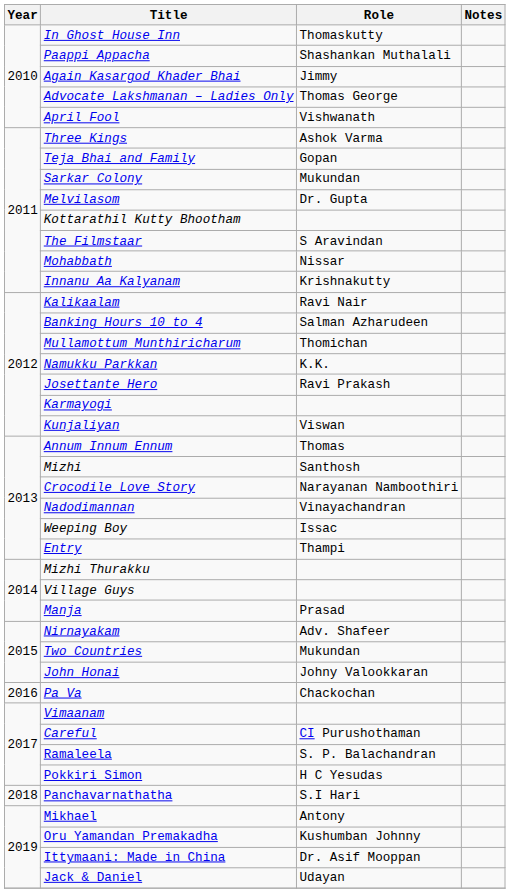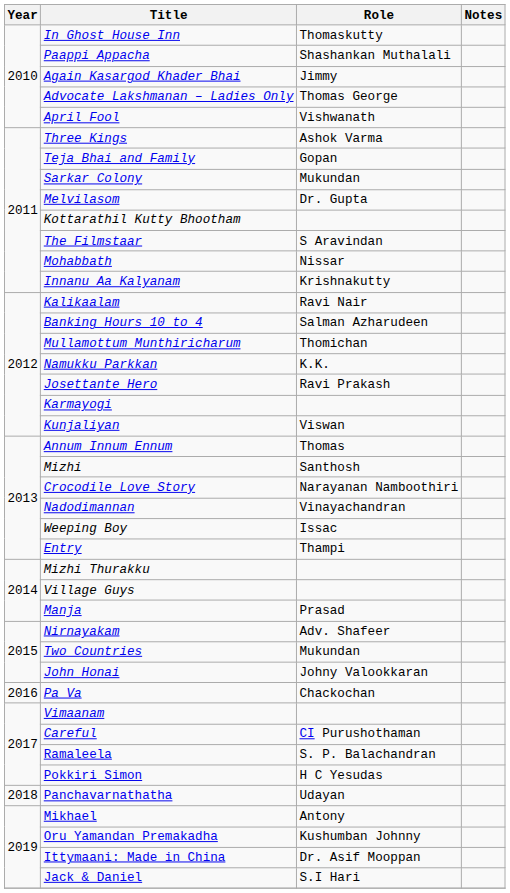(330, 796) S.I Hari -> (322, 796) Udayan
(322, 878) Udayan -> (330, 878) S.I Hari
